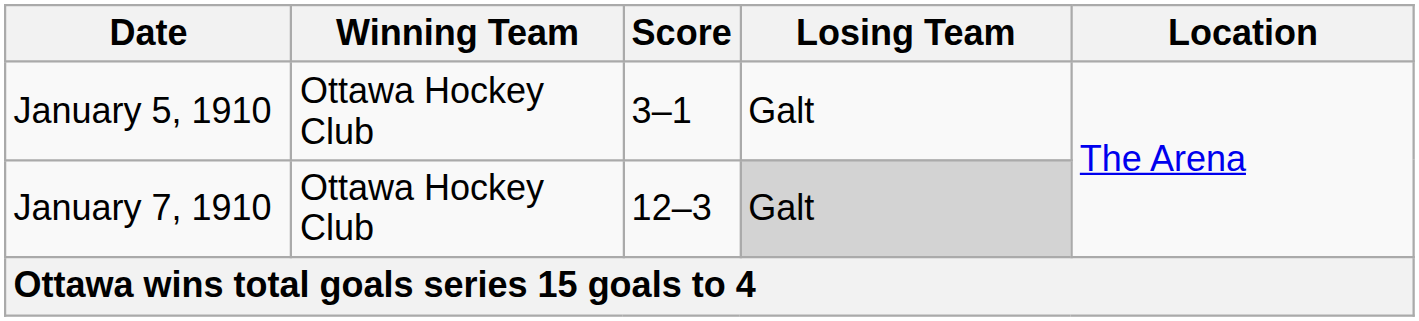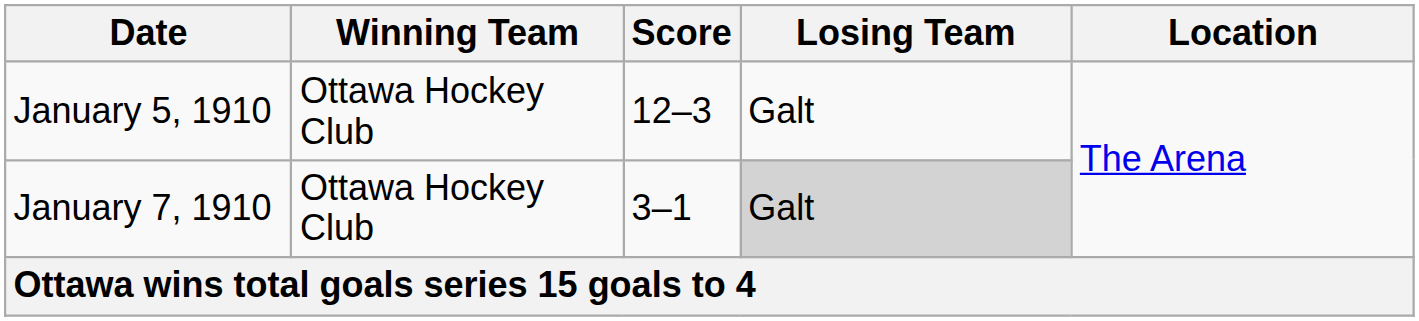(662, 110) 3–1 -> (672, 110) 12–3
(672, 207) 12–3 -> (662, 207) 3–1
